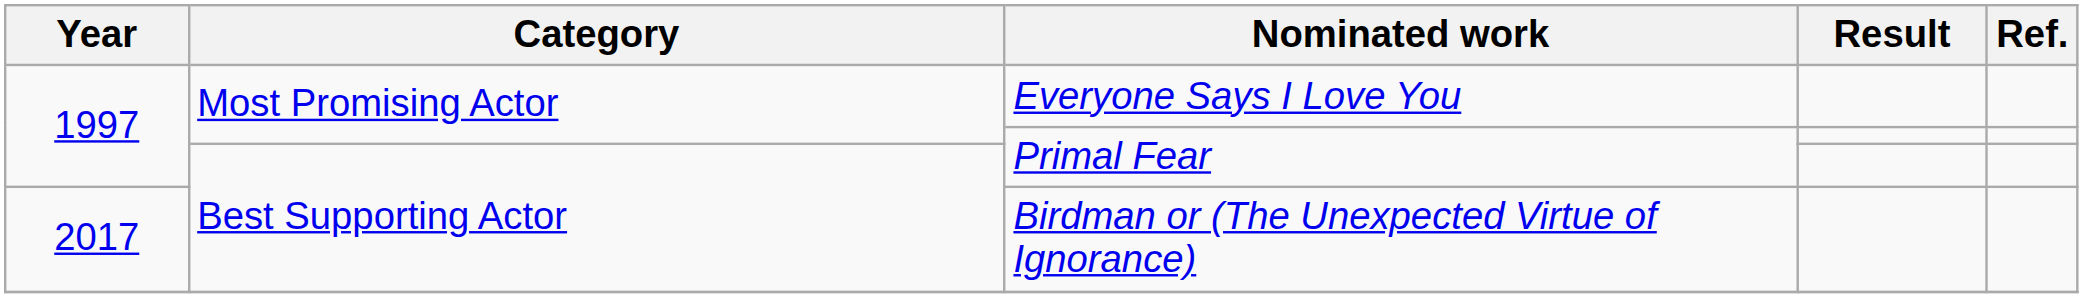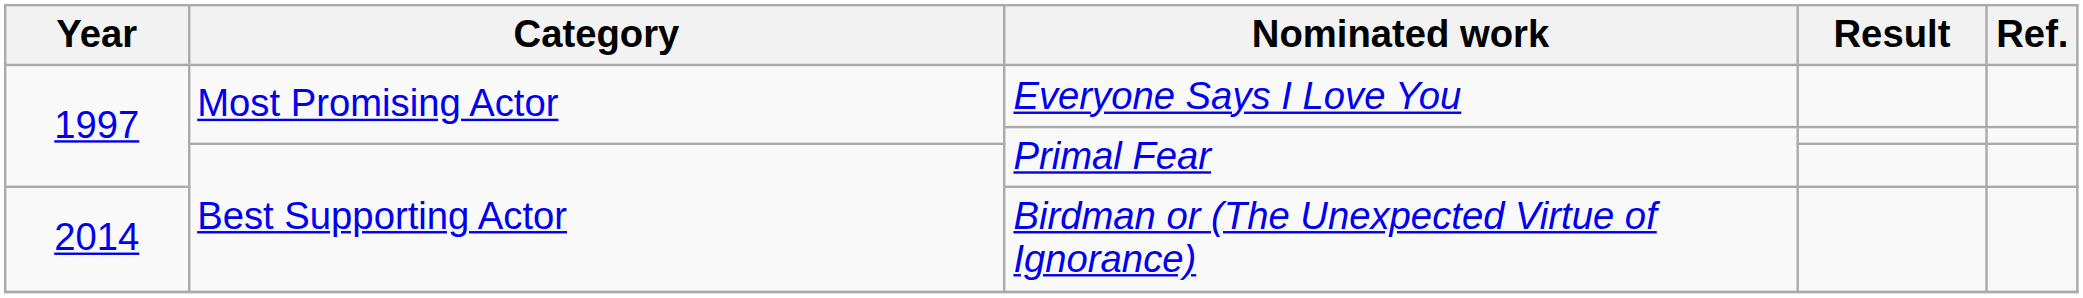(97, 238) 2017 -> (97, 238) 2014
